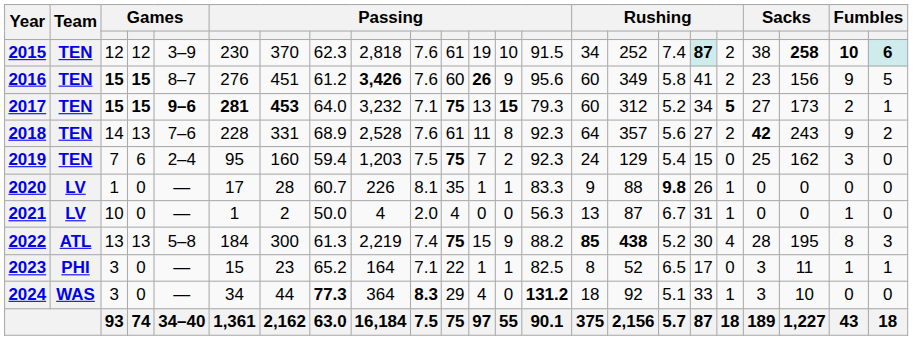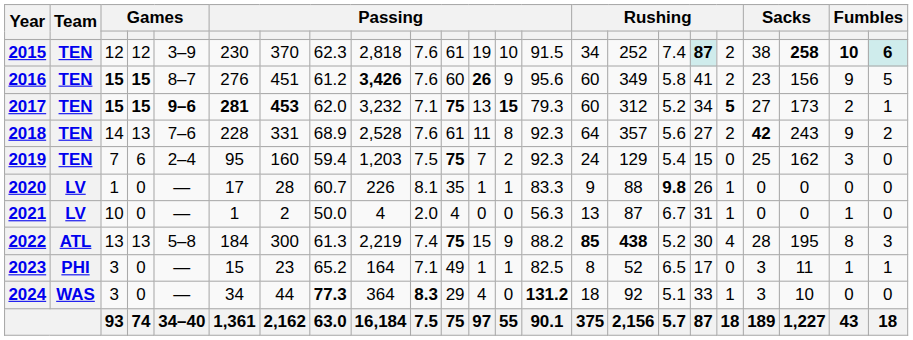(330, 106) 64.0 -> (330, 106) 62.0
(455, 267) 22 -> (455, 267) 49
